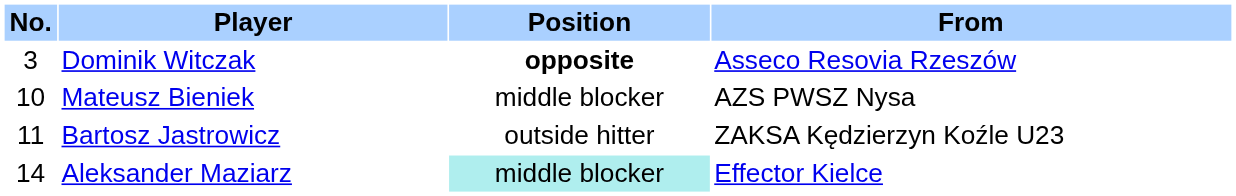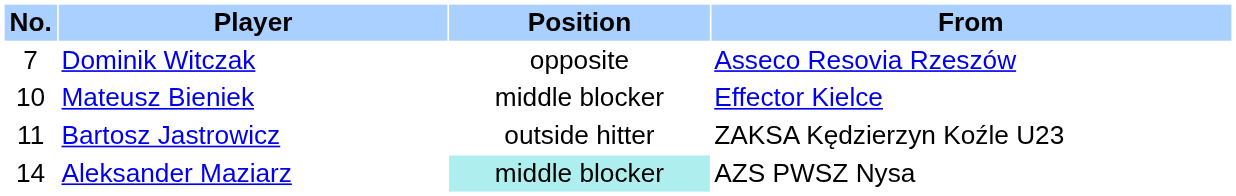(31, 60) 3 -> (31, 60) 7
(579, 60) bold -> (579, 60) normal
(815, 97) AZS PWSZ Nysa -> (799, 97) Effector Kielce
(799, 173) Effector Kielce -> (815, 173) AZS PWSZ Nysa
